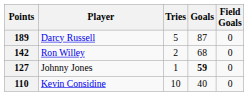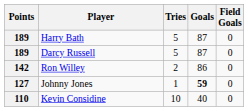+ row: (62, 38)
(202, 53) 68 -> (202, 68) 86
